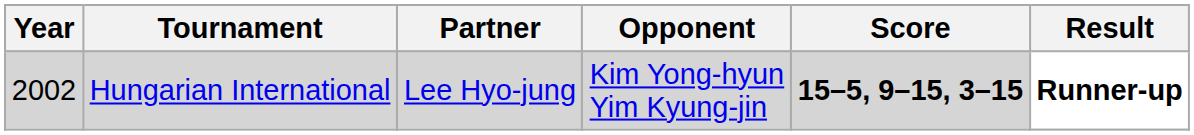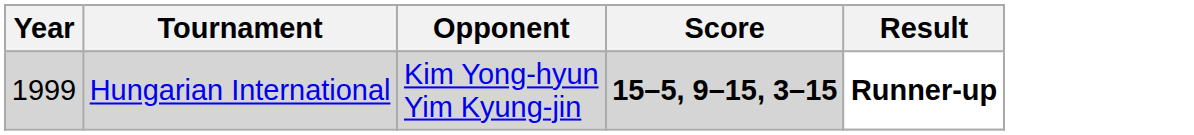- column: (490, 28)
(44, 90) 2002 -> (44, 90) 1999
